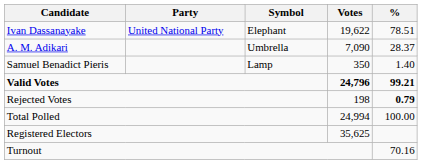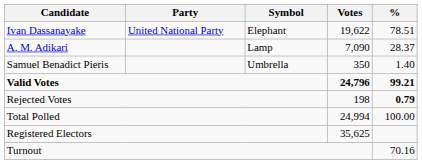(268, 47) Umbrella -> (260, 47) Lamp
(260, 64) Lamp -> (268, 64) Umbrella
